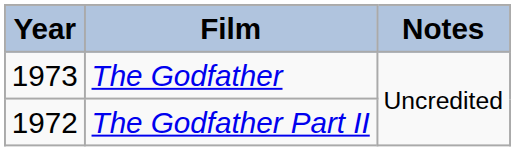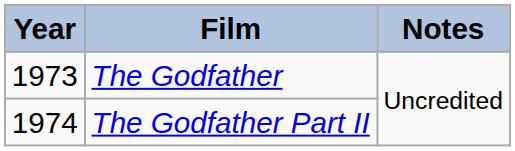(45, 122) 1972 -> (45, 122) 1974
